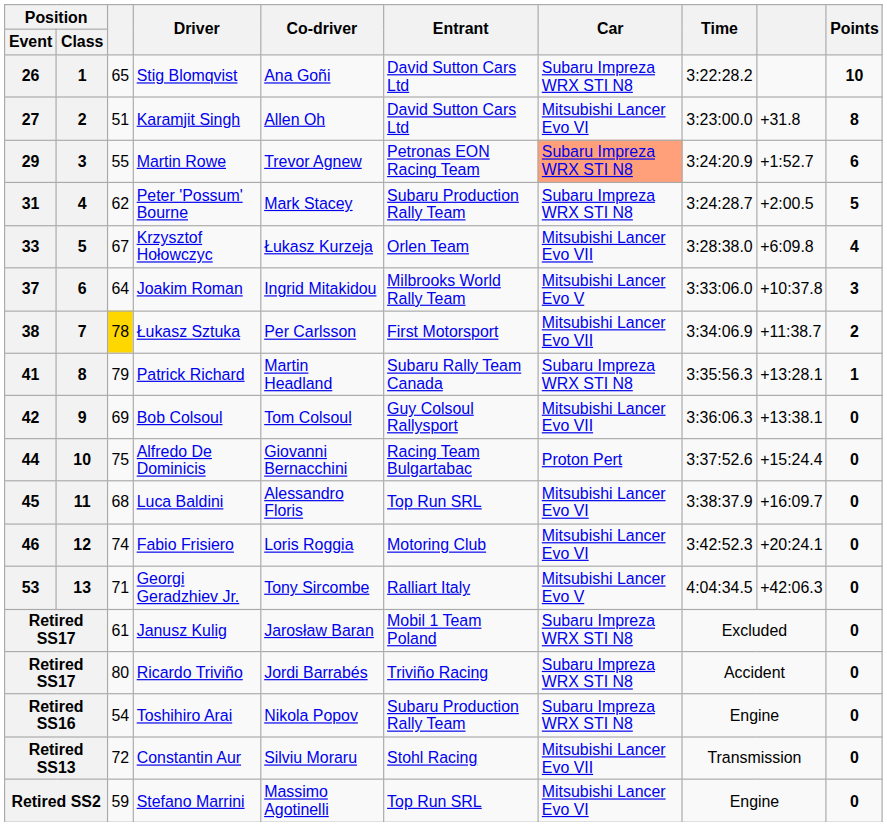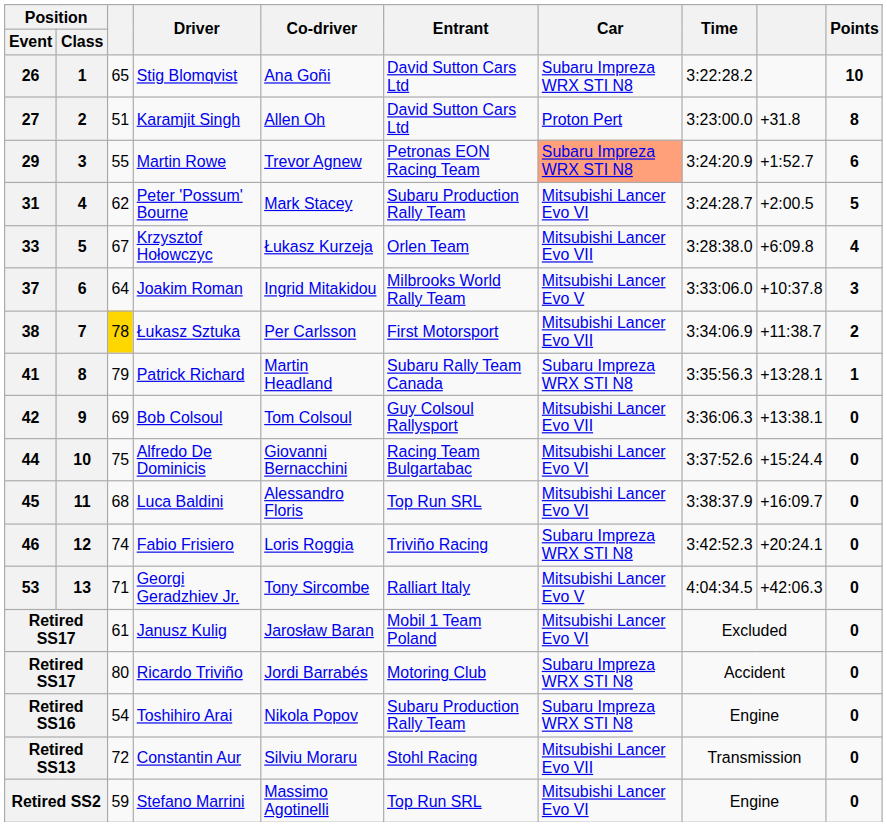(604, 118) Mitsubishi Lancer Evo VI -> (582, 118) Proton Pert
(598, 204) Subaru Impreza WRX STI N8 -> (604, 204) Mitsubishi Lancer Evo VI
(582, 459) Proton Pert -> (604, 459) Mitsubishi Lancer Evo VI
(437, 545) Motoring Club -> (438, 545) Triviño Racing
(604, 545) Mitsubishi Lancer Evo VI -> (598, 545) Subaru Impreza WRX STI N8
(598, 630) Subaru Impreza WRX STI N8 -> (604, 630) Mitsubishi Lancer Evo VI
(438, 673) Triviño Racing -> (437, 673) Motoring Club
